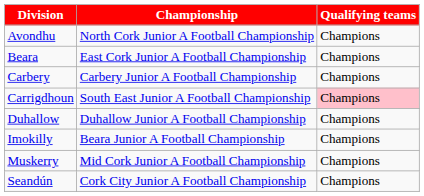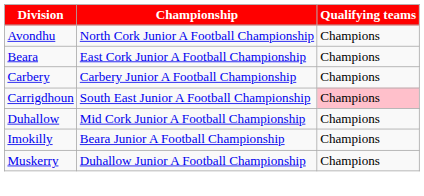(193, 118) Duhallow Junior A Football Championship -> (193, 118) Mid Cork Junior A Football Championship
(193, 160) Mid Cork Junior A Football Championship -> (193, 160) Duhallow Junior A Football Championship
- row: (30, 181)
